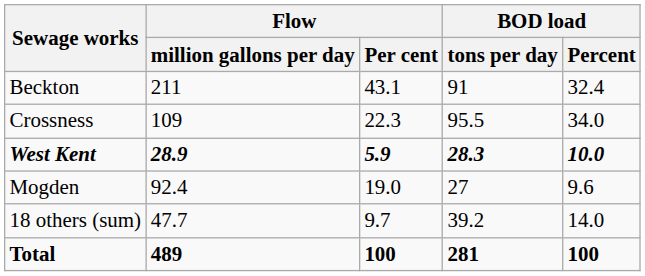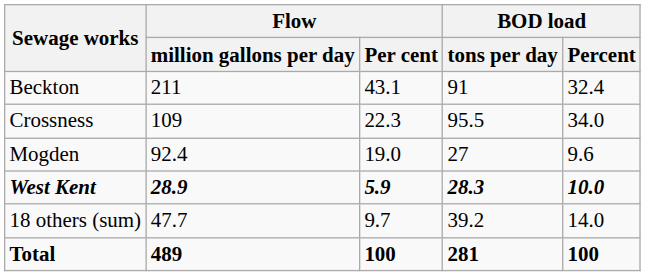rows swapped: (44, 187) <-> (53, 154)
